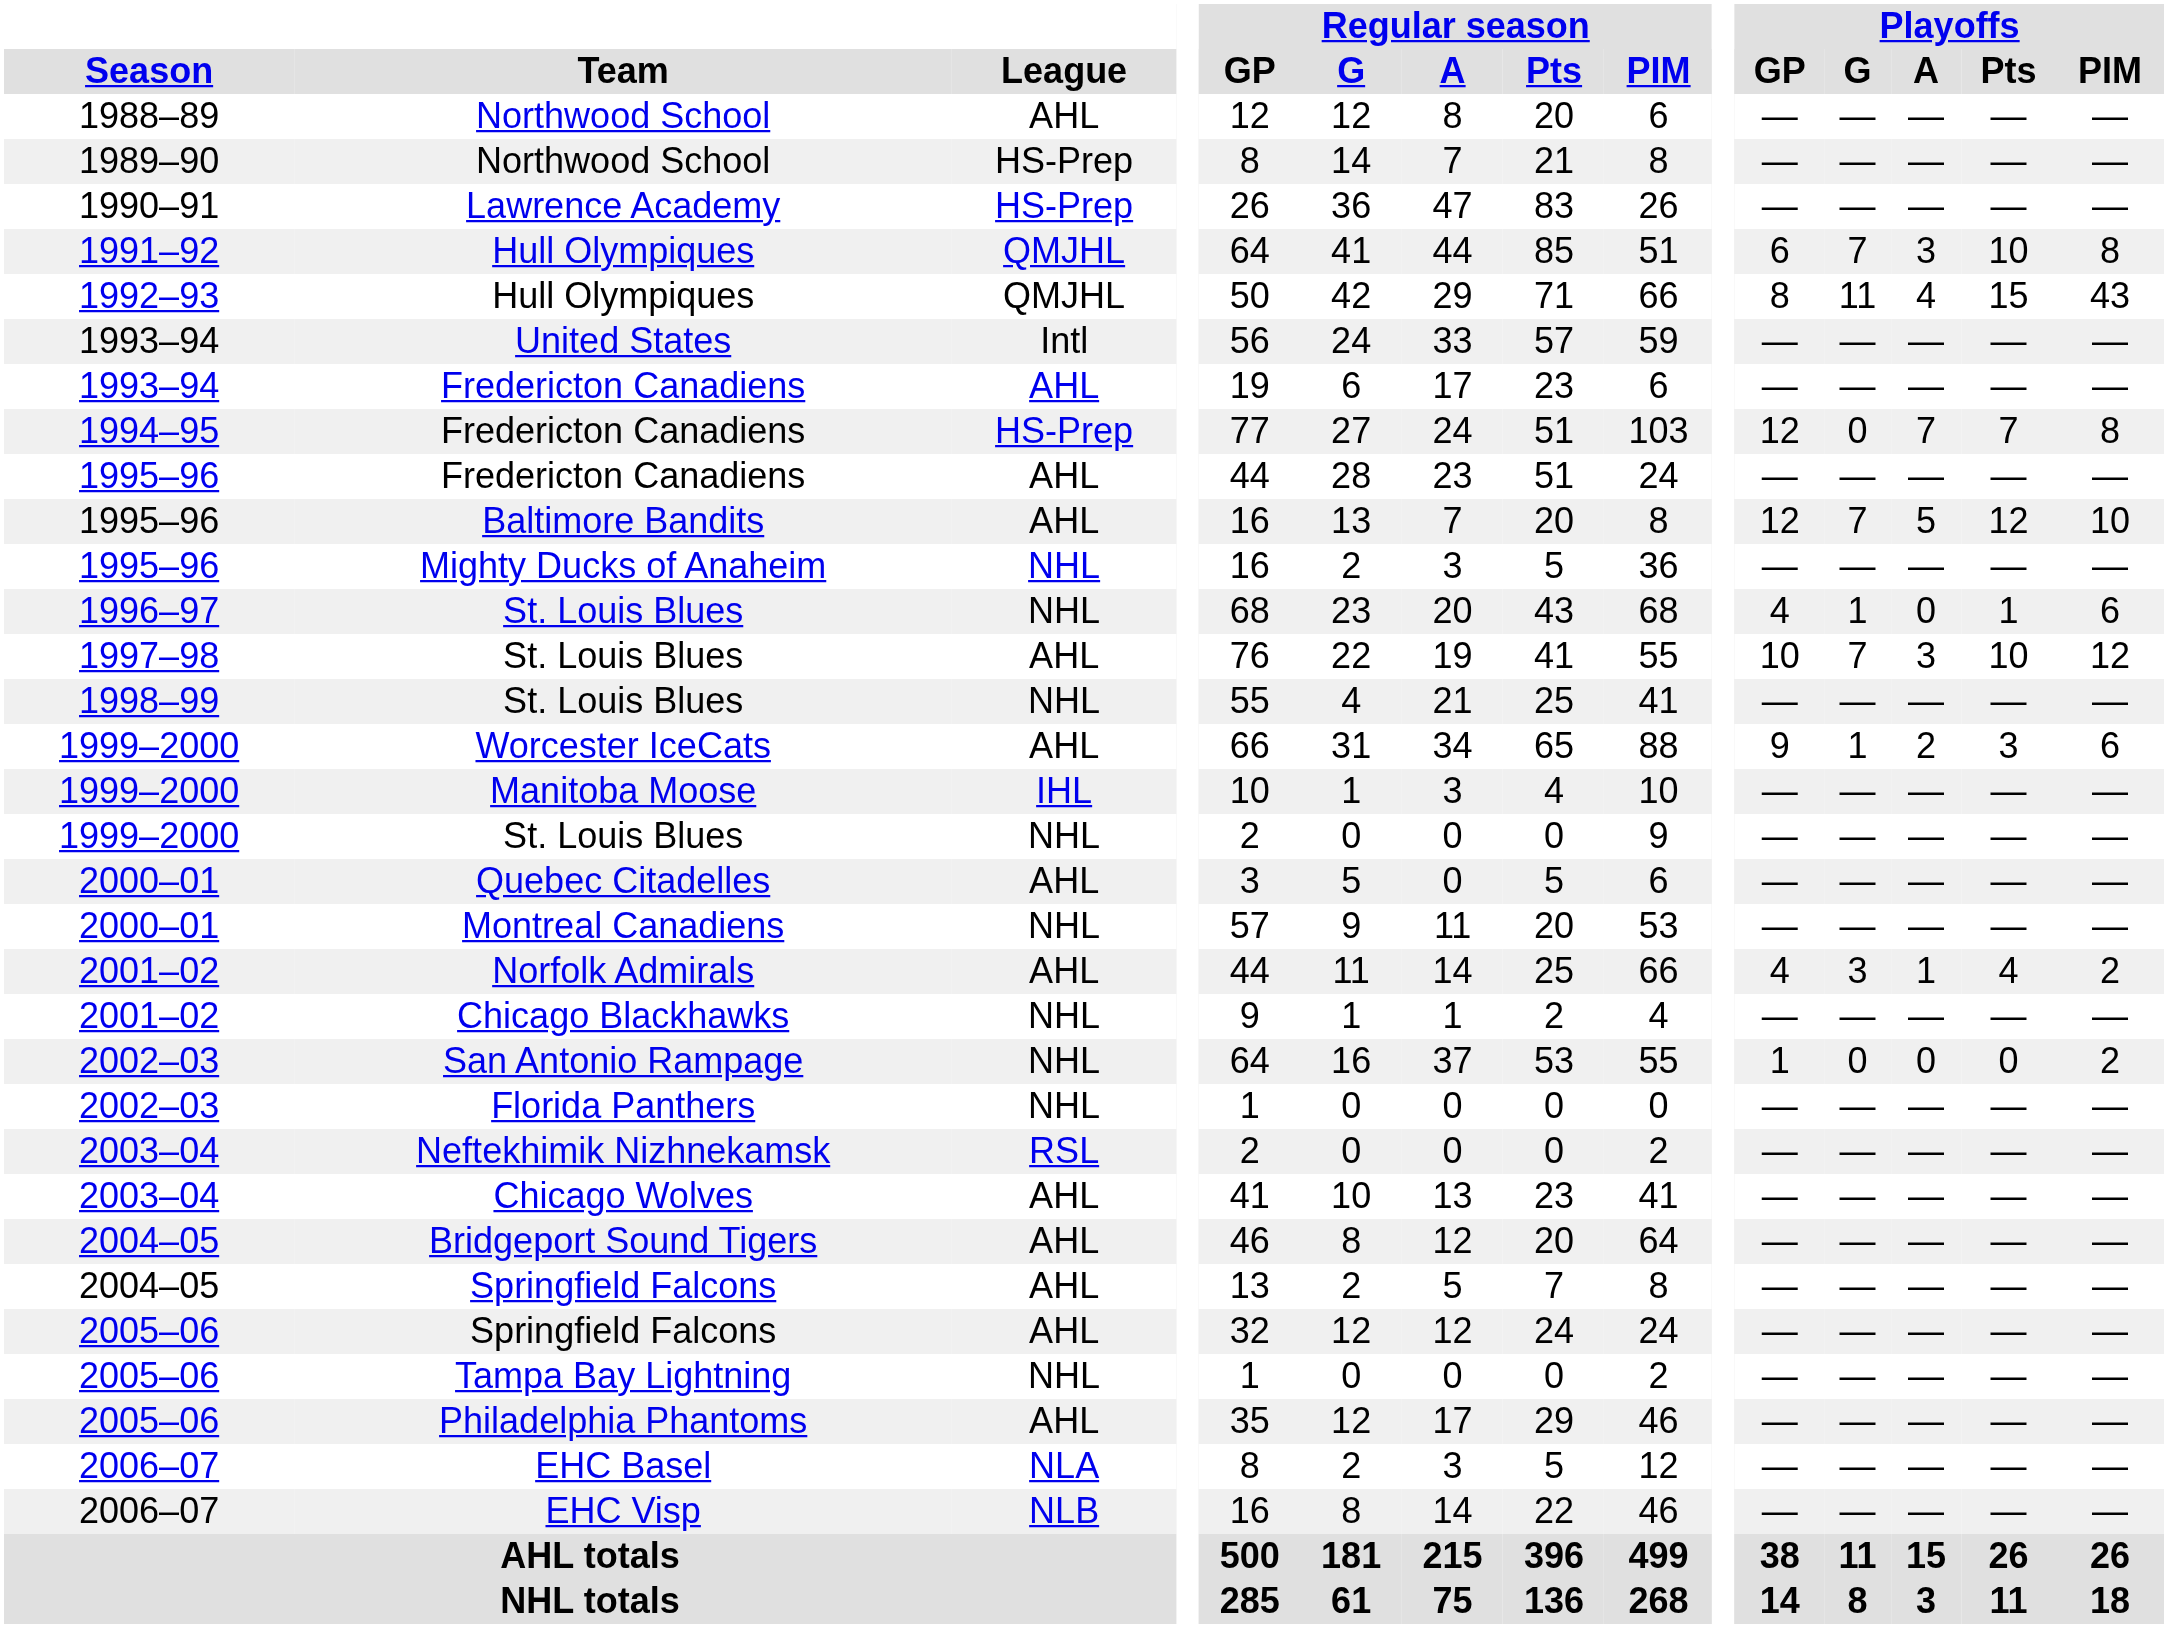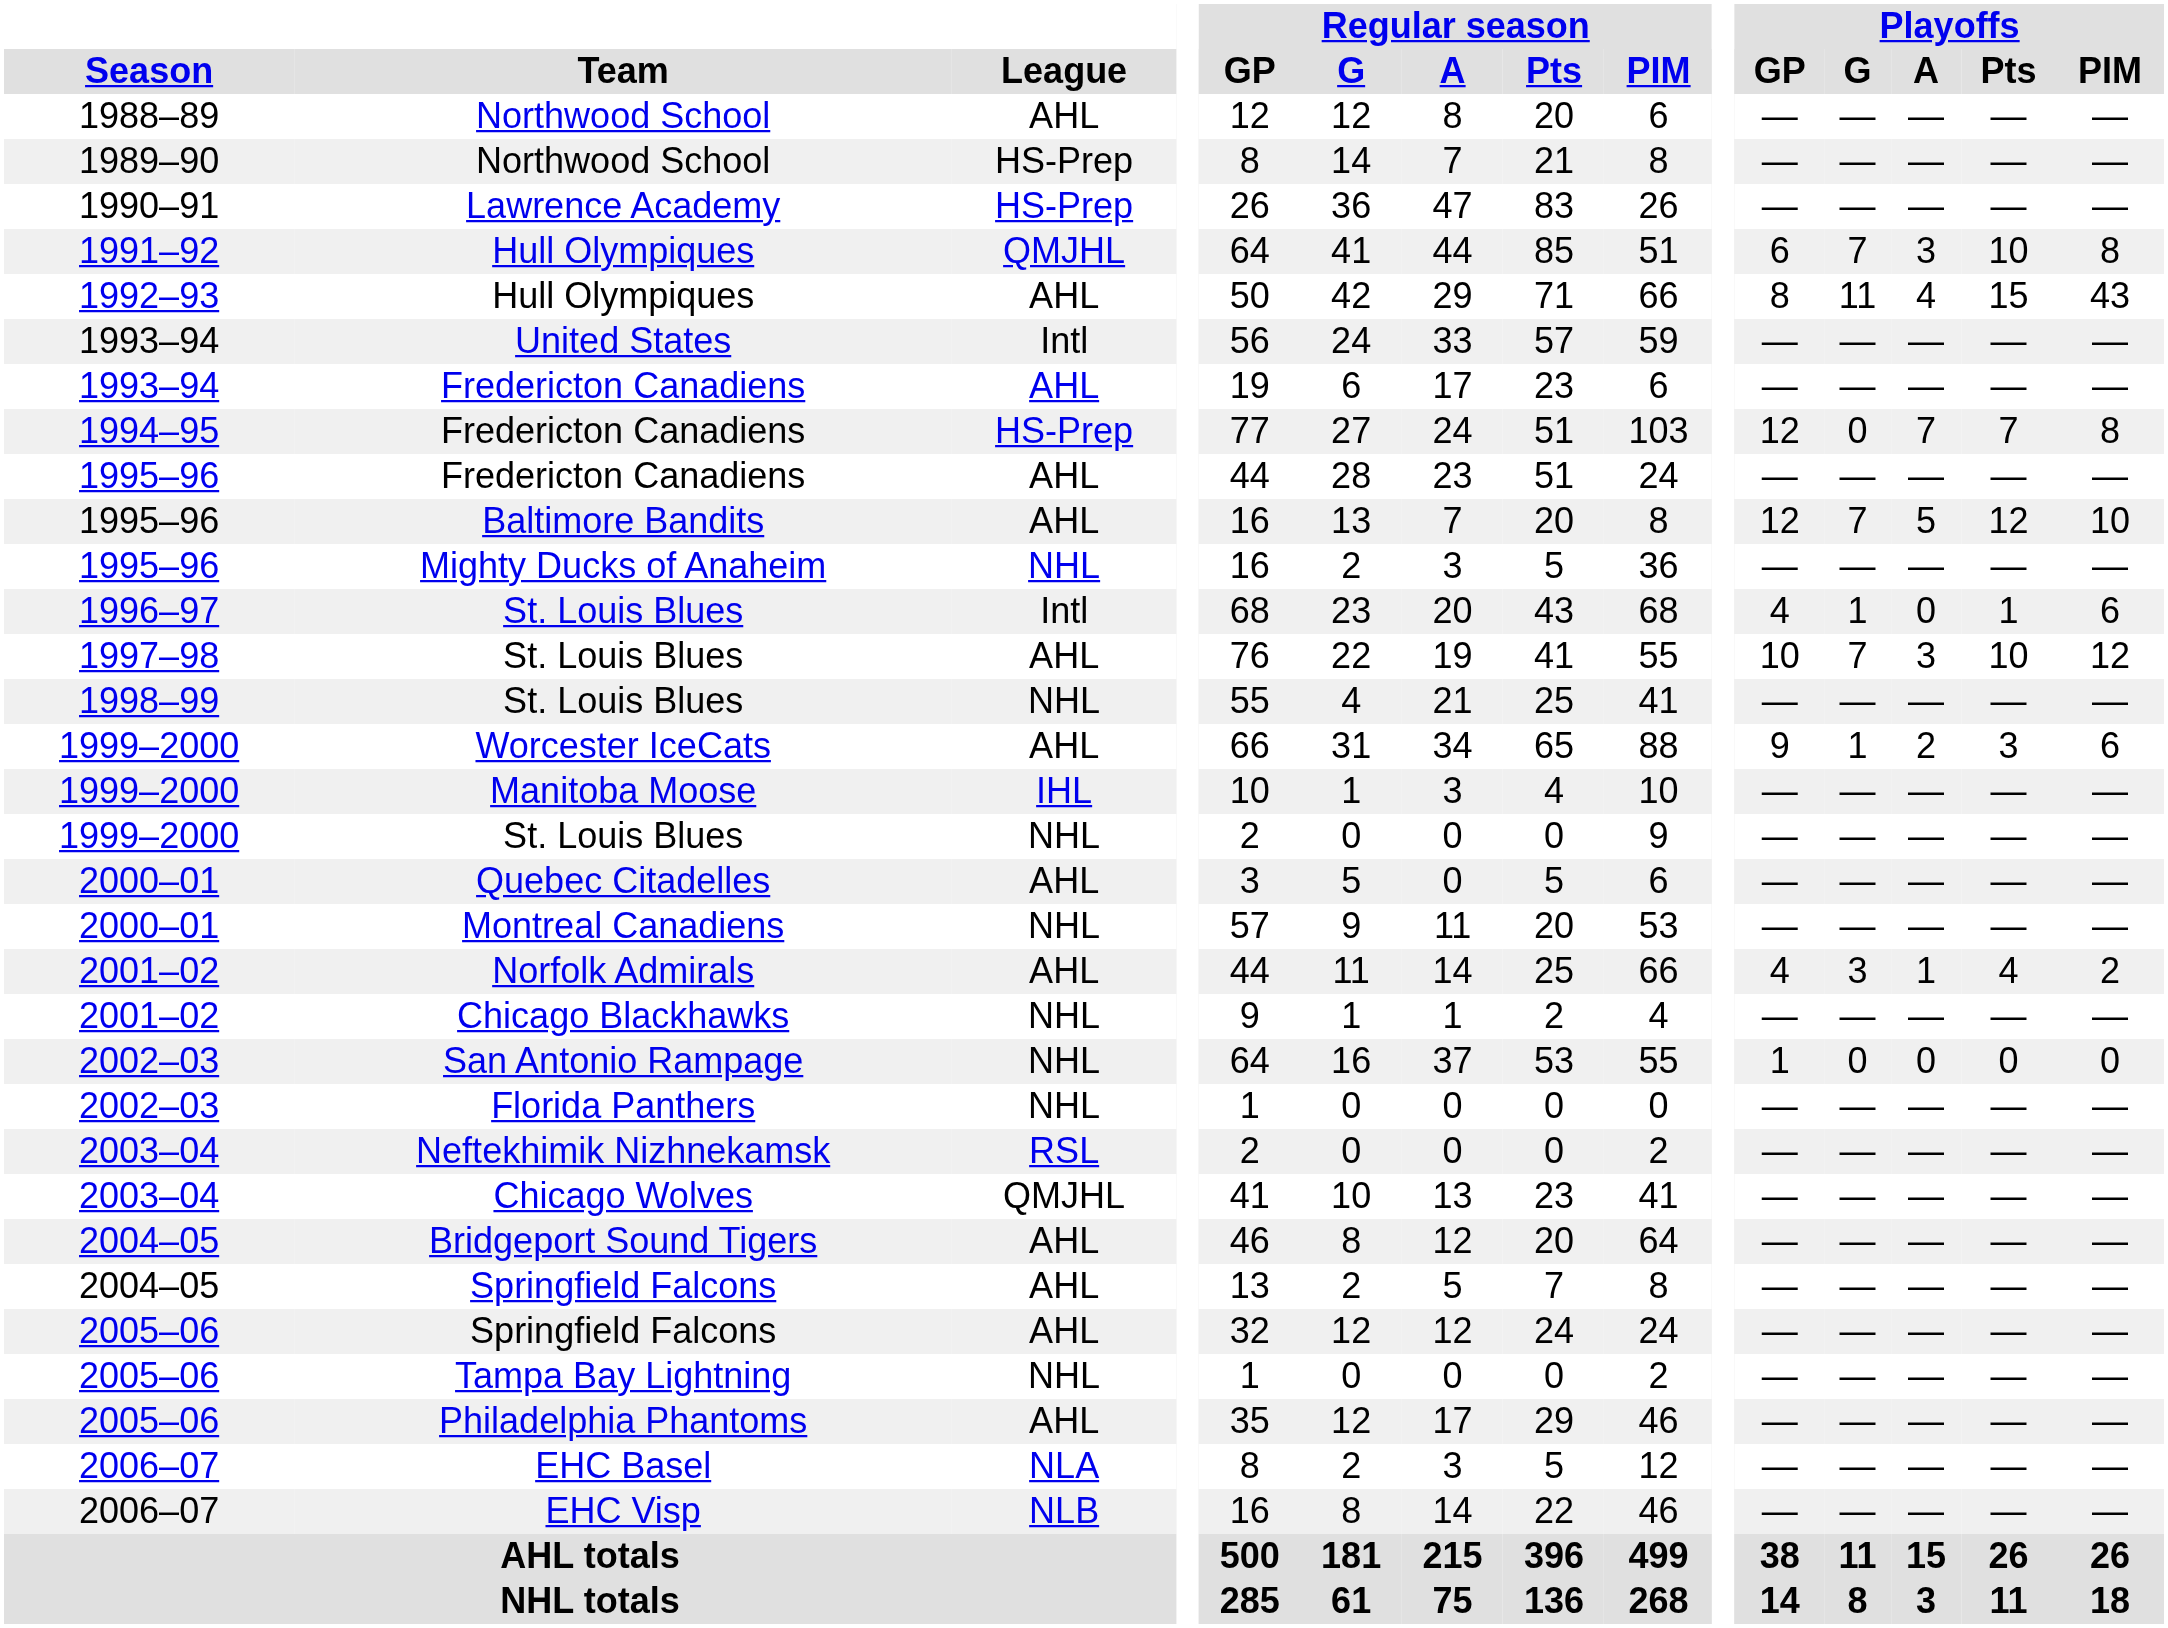(1064, 295) QMJHL -> (1064, 295) AHL
(1064, 610) NHL -> (1064, 610) Intl
(2110, 1060) 2 -> (2110, 1060) 0
(1064, 1195) AHL -> (1064, 1195) QMJHL
